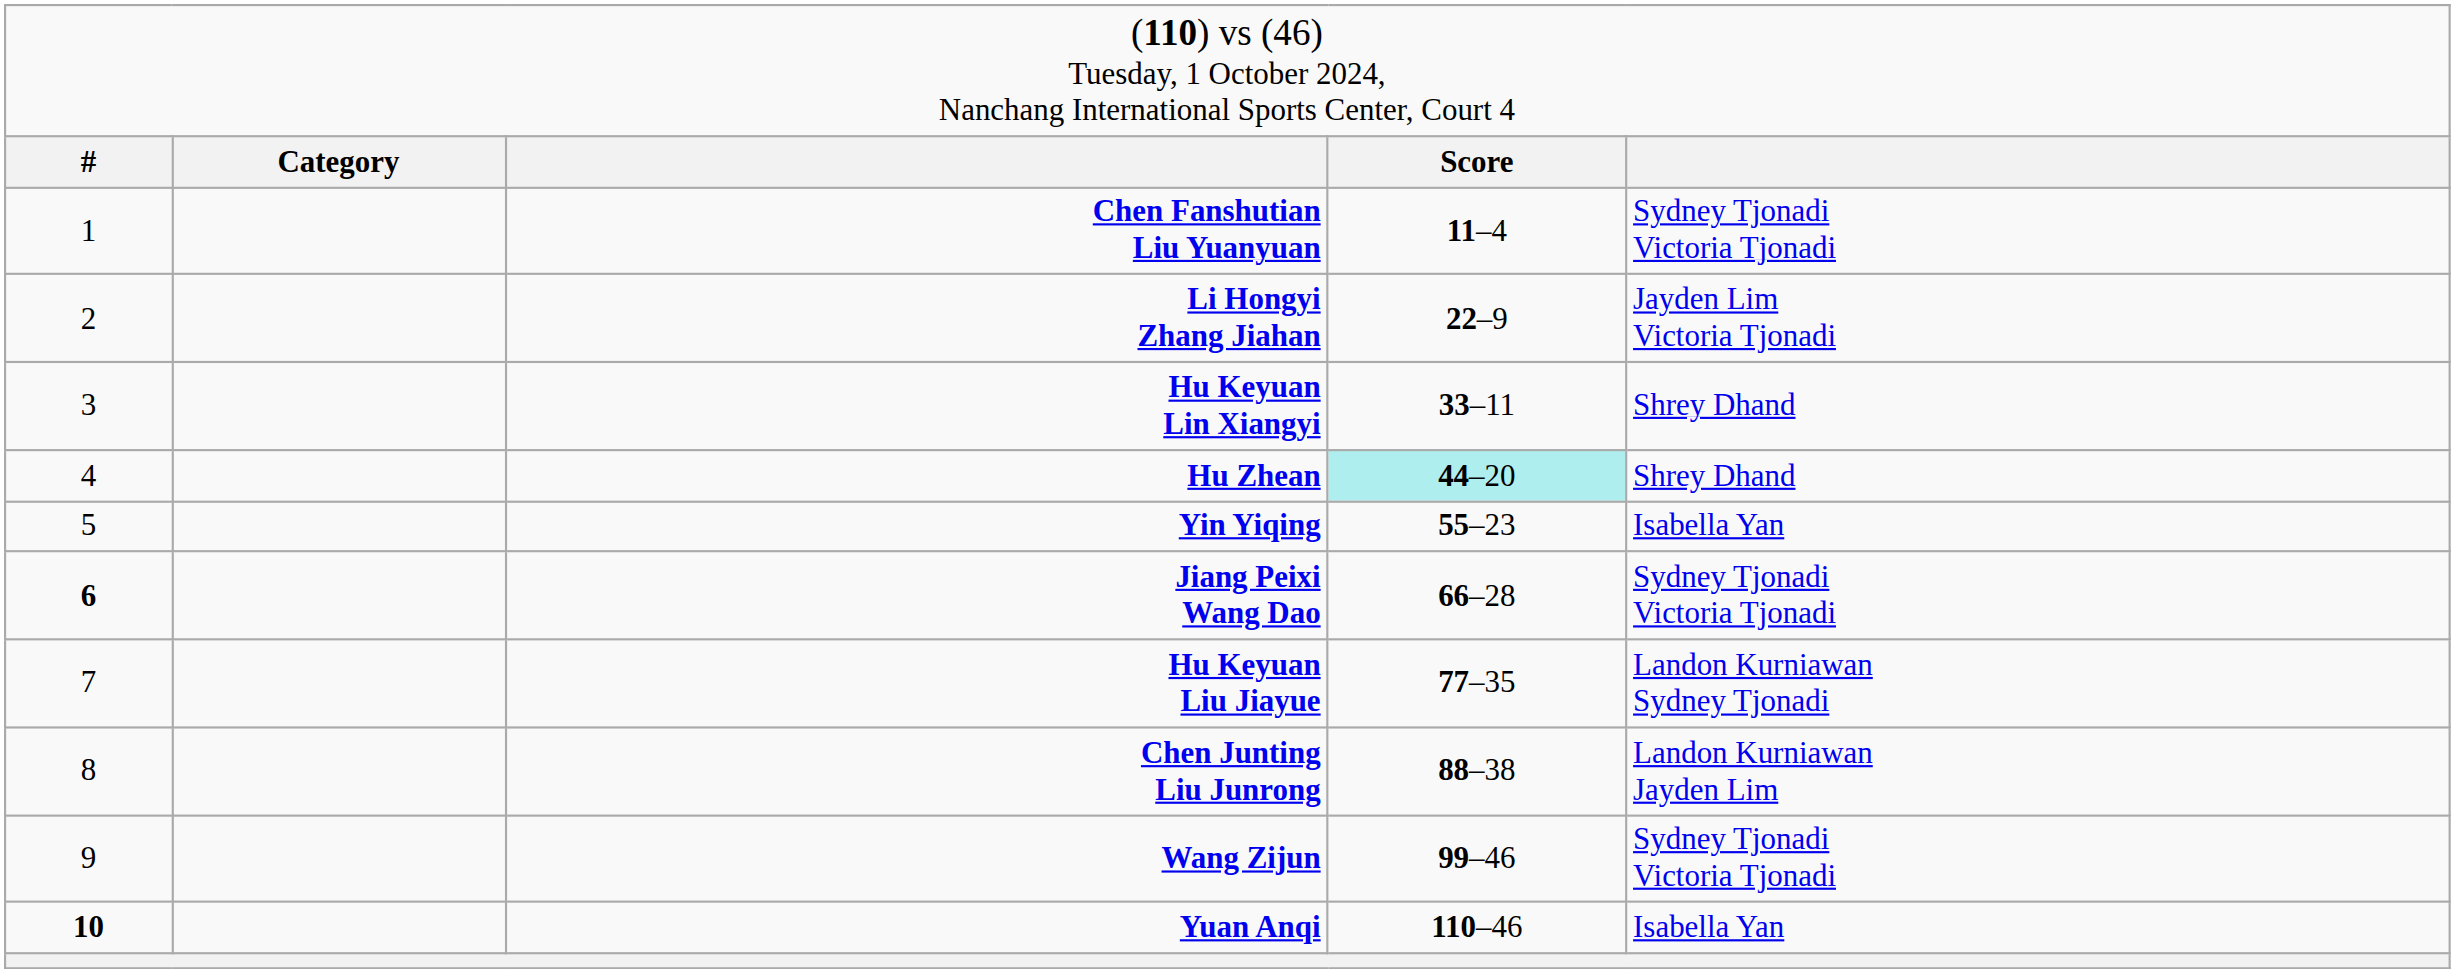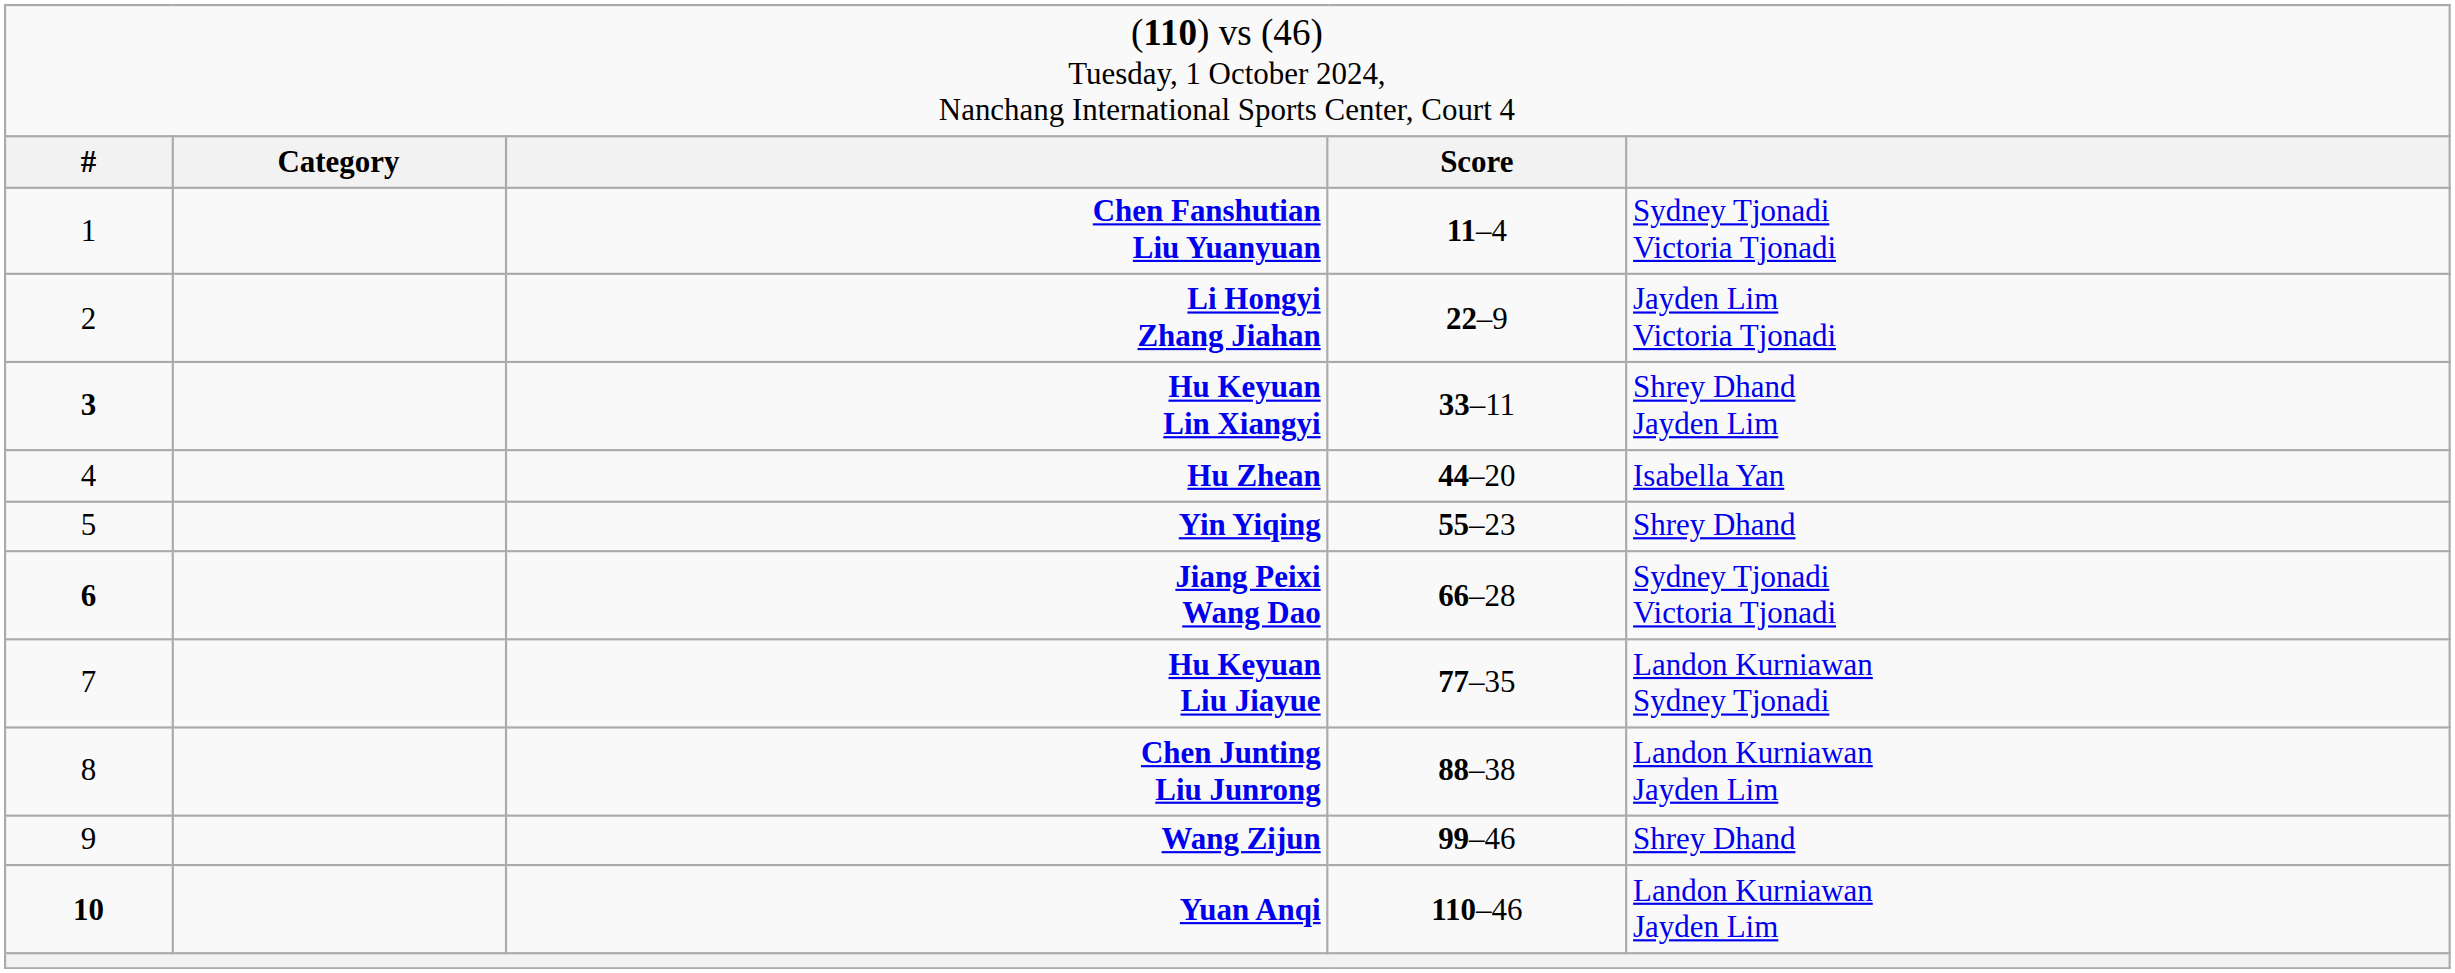(88, 405) normal -> (88, 405) bold
(1714, 405) Shrey Dhand -> (1714, 405) Shrey Dhand Jayden Lim
(1477, 474) paleturquoise background -> (1477, 474) no background
(1714, 474) Shrey Dhand -> (1709, 474) Isabella Yan
(1709, 525) Isabella Yan -> (1714, 525) Shrey Dhand
(1735, 858) Sydney Tjonadi Victoria Tjonadi -> (1714, 839) Shrey Dhand
(1709, 927) Isabella Yan -> (1753, 909) Landon Kurniawan Jayden Lim
